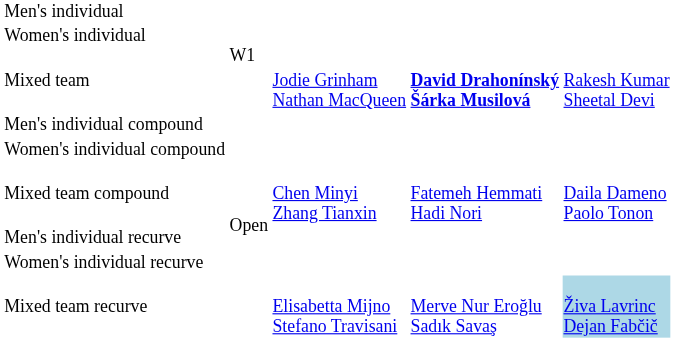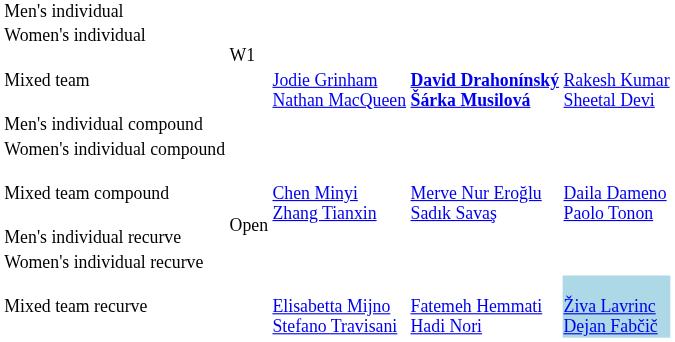(476, 203) Fatemeh Hemmati Hadi Nori -> (476, 203) Merve Nur Eroğlu Sadık Savaş
(476, 316) Merve Nur Eroğlu Sadık Savaş -> (476, 316) Fatemeh Hemmati Hadi Nori
